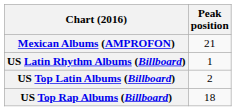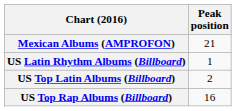(210, 97) 18 -> (210, 97) 16
